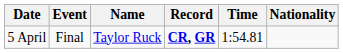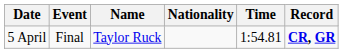columns swapped: (302, 15) <-> (192, 15)
